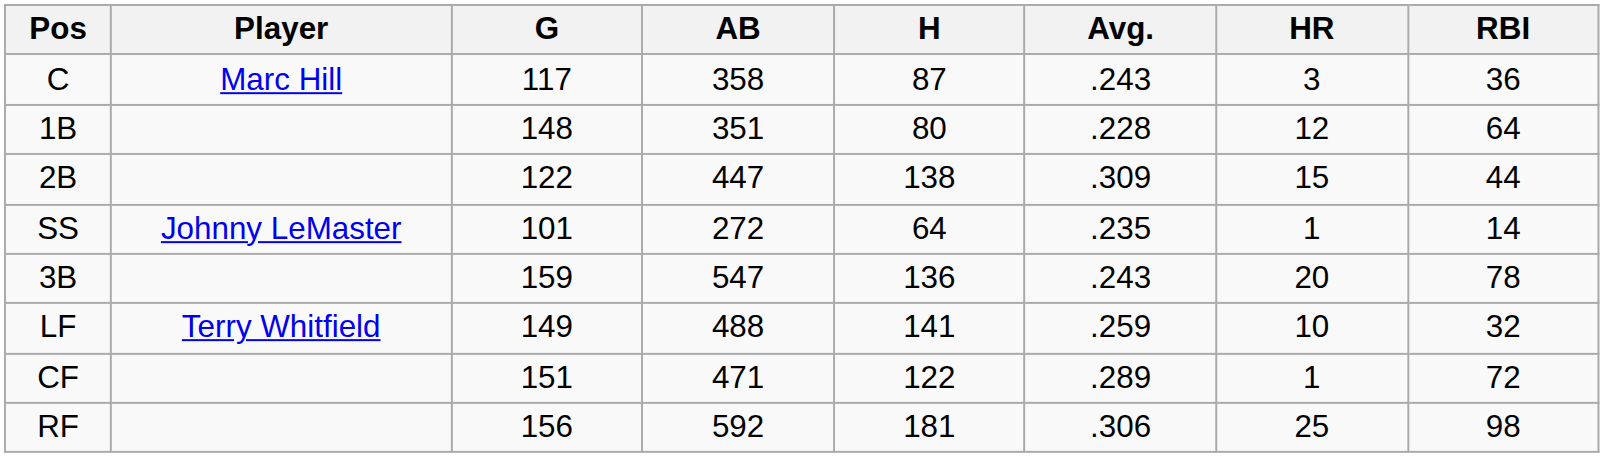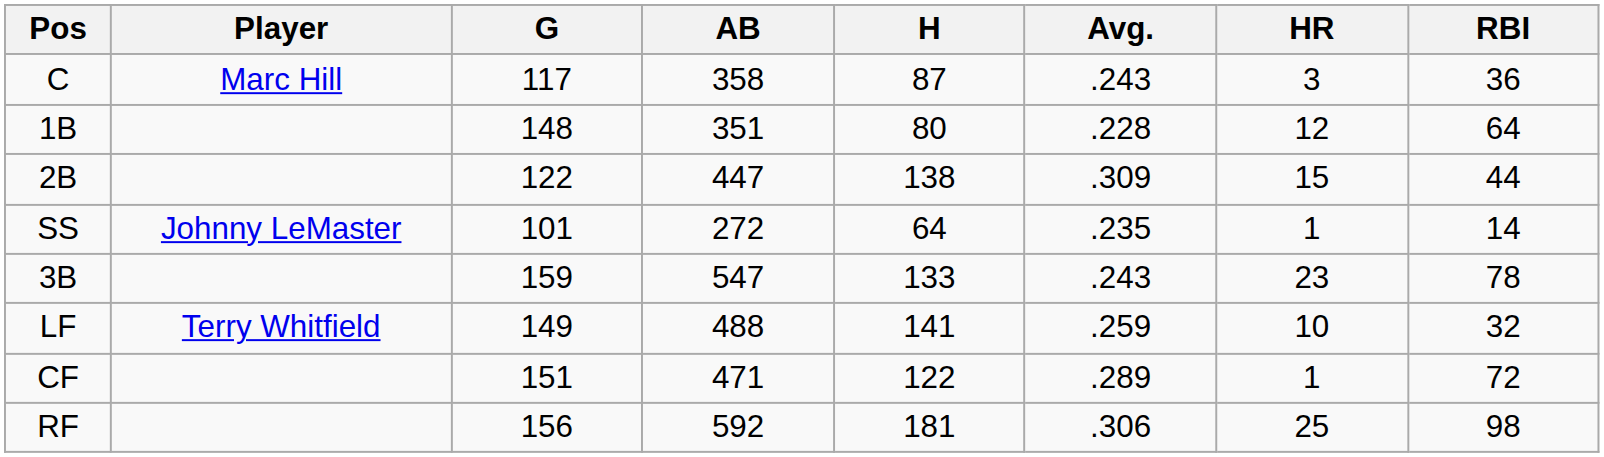(929, 278) 136 -> (929, 278) 133
(1312, 278) 20 -> (1312, 278) 23
